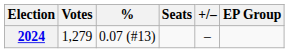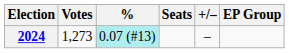(77, 36) 1,279 -> (77, 36) 1,273
(127, 36) no background -> (127, 36) paleturquoise background
